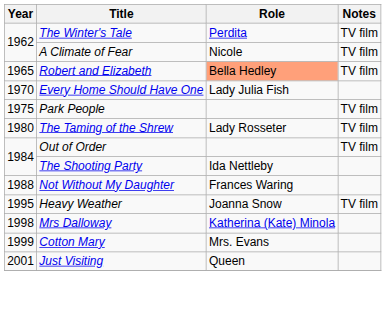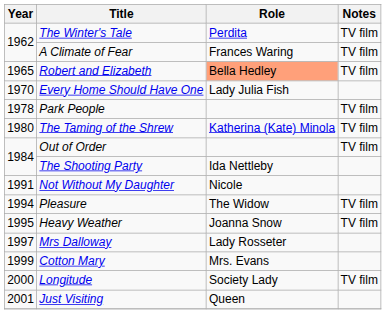(226, 52) Nicole -> (251, 52) Frances Waring
(20, 109) 1975 -> (20, 109) 1978
(248, 128) Lady Rosseter -> (272, 128) Katherina (Kate) Minola
(20, 185) 1988 -> (20, 185) 1991
(251, 185) Frances Waring -> (226, 185) Nicole
+ row: (63, 204)
(20, 223) 1998 -> (20, 242) 1997
(272, 223) Katherina (Kate) Minola -> (248, 242) Lady Rosseter
+ row: (66, 280)
